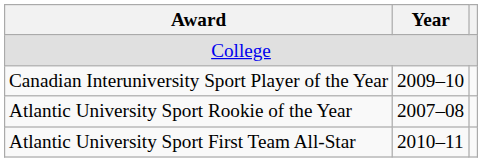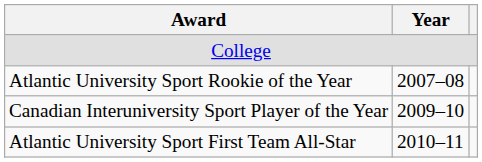rows swapped: (180, 111) <-> (199, 80)
